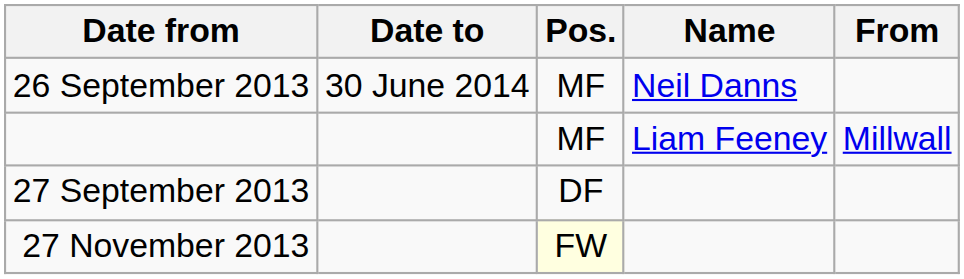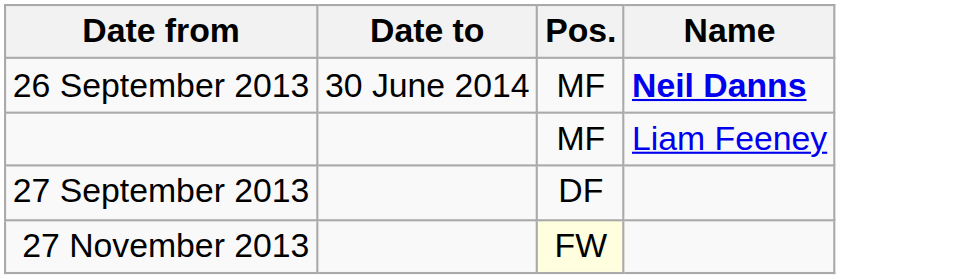- column: (897, 31)
(715, 84) normal -> (719, 84) bold
